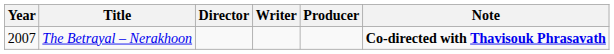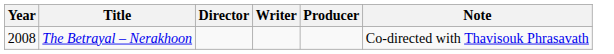(22, 37) 2007 -> (22, 37) 2008
(486, 37) bold -> (477, 37) normal
